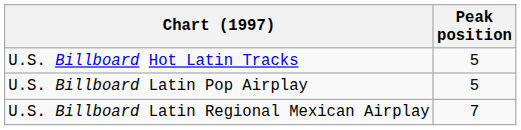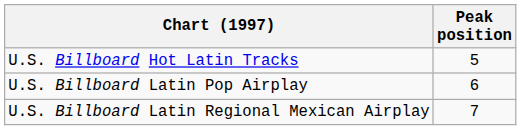(474, 86) 5 -> (474, 86) 6
